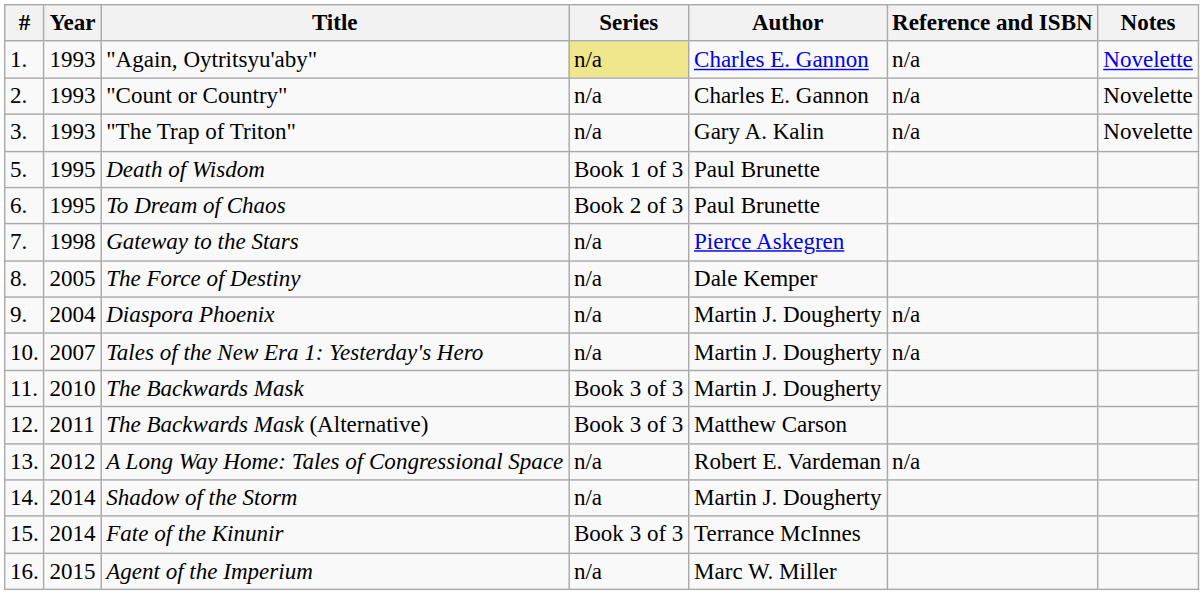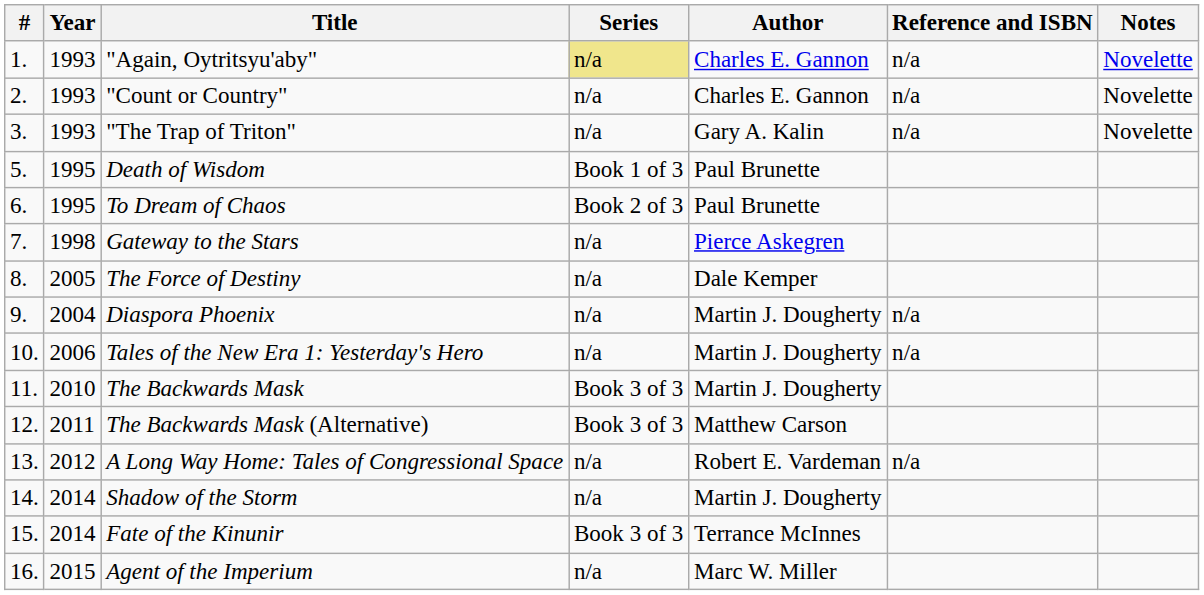(72, 351) 2007 -> (72, 351) 2006
